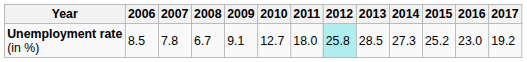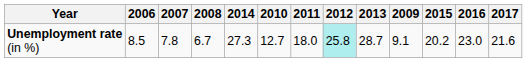columns swapped: (241, 14) <-> (406, 14)
(371, 40) 28.5 -> (371, 40) 28.7
(437, 40) 25.2 -> (437, 40) 20.2
(503, 40) 19.2 -> (503, 40) 21.6
